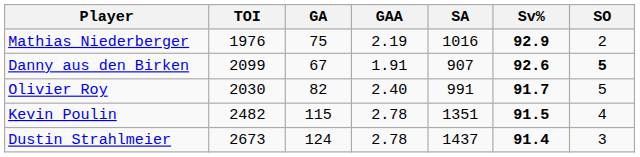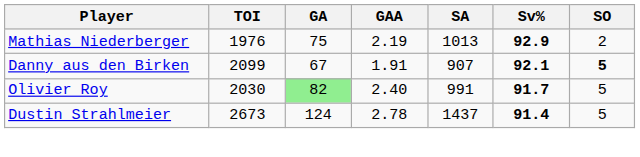(460, 41) 1016 -> (460, 41) 1013
(531, 66) 92.6 -> (531, 66) 92.1
(318, 91) no background -> (318, 91) lightgreen background
- row: (62, 115)
(602, 140) 3 -> (602, 115) 5
